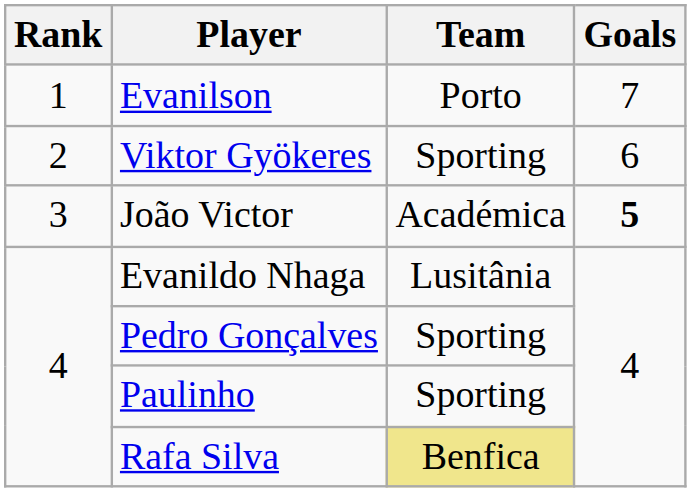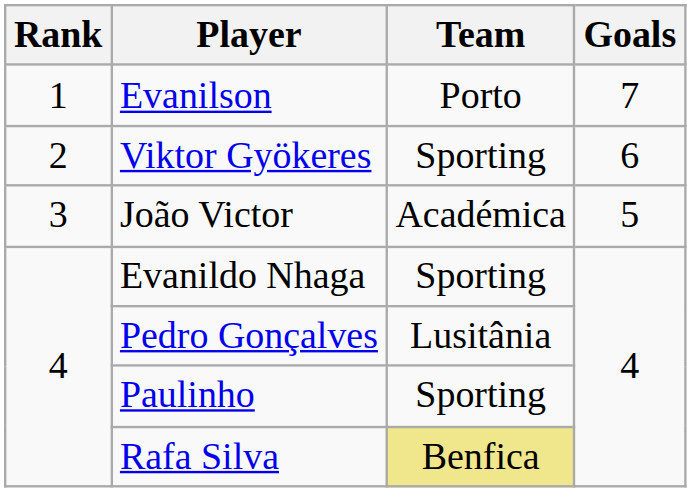(630, 214) bold -> (630, 214) normal
(481, 275) Lusitânia -> (481, 275) Sporting
(481, 335) Sporting -> (481, 335) Lusitânia
